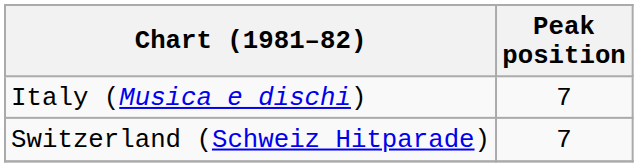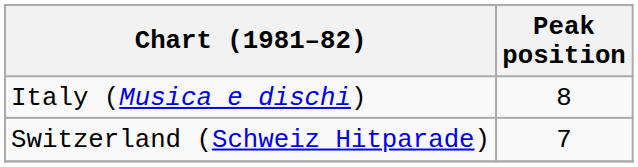(564, 98) 7 -> (564, 98) 8
